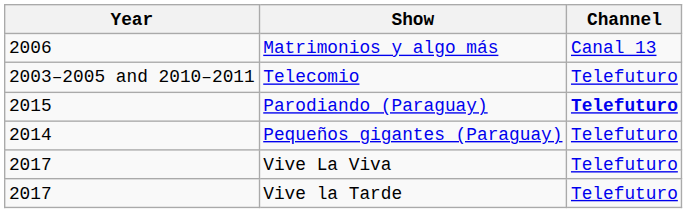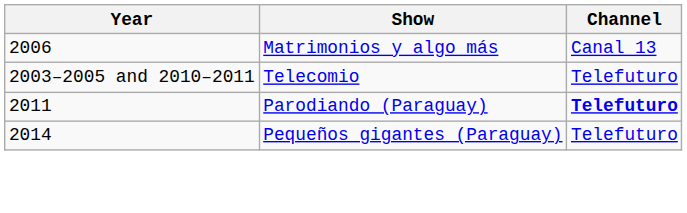(30, 106) 2015 -> (30, 106) 2011
- row: (327, 164)
- row: (333, 193)
